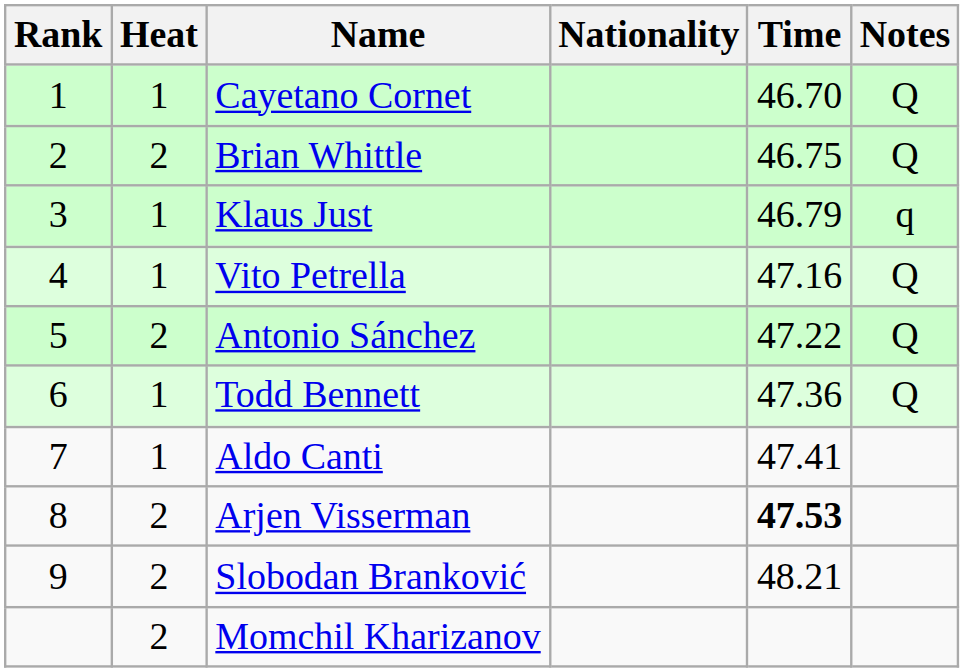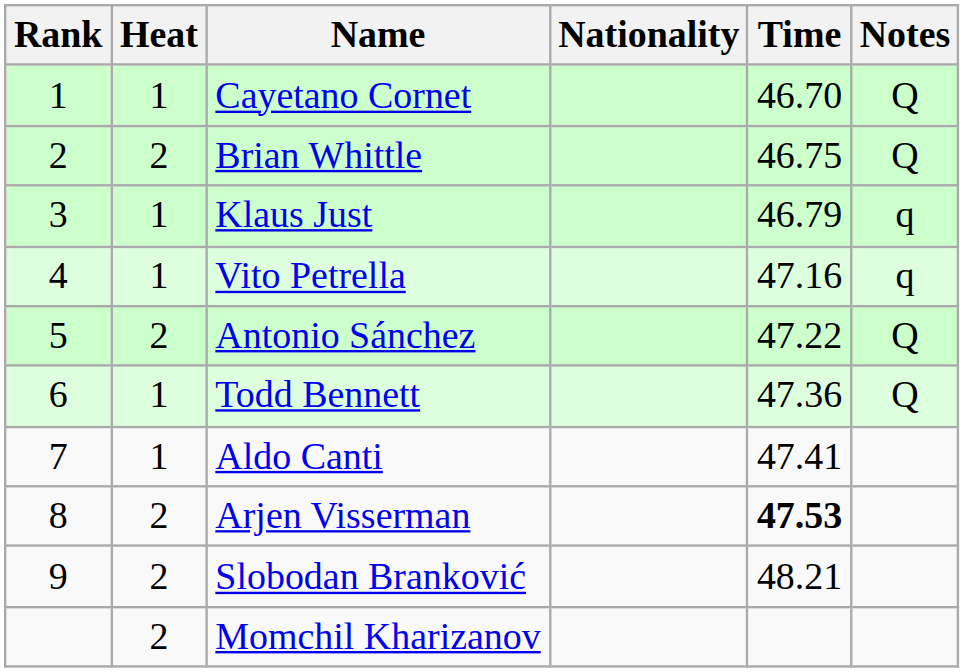(905, 275) Q -> (905, 275) q
